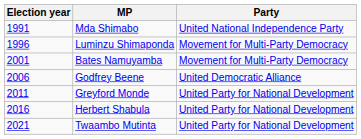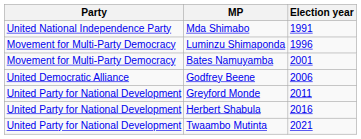columns swapped: (39, 12) <-> (266, 12)
